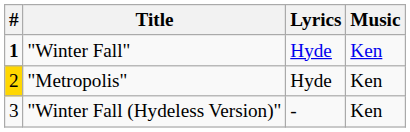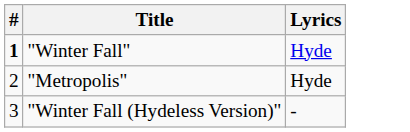- column: (375, 19)
(14, 80) gold background -> (14, 80) no background
